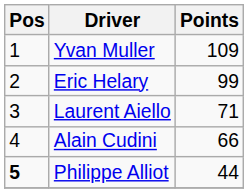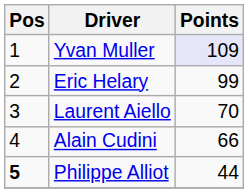(223, 50) no background -> (223, 50) lavender background
(228, 111) 71 -> (228, 111) 70
